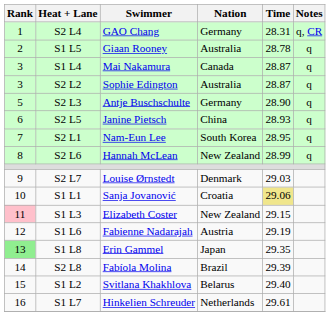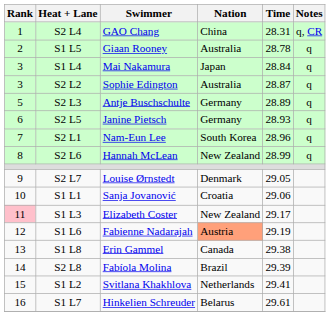(221, 31) Germany -> (214, 31) China
(217, 66) Canada -> (213, 66) Japan
(278, 66) 28.87 -> (278, 66) 28.84
(278, 102) 28.90 -> (278, 102) 28.89
(214, 119) China -> (221, 119) Germany
(278, 137) 28.95 -> (278, 137) 28.96
(278, 178) 29.03 -> (278, 178) 29.05
(278, 196) khaki background -> (278, 196) no background
(278, 213) 29.15 -> (278, 213) 29.17
(217, 231) no background -> (217, 231) lightsalmon background
(20, 249) lightgreen background -> (20, 249) no background
(213, 249) Japan -> (217, 249) Canada
(278, 249) 29.35 -> (278, 249) 29.38
(217, 284) Belarus -> (227, 284) Netherlands
(278, 284) 29.40 -> (278, 284) 29.41
(227, 302) Netherlands -> (217, 302) Belarus
